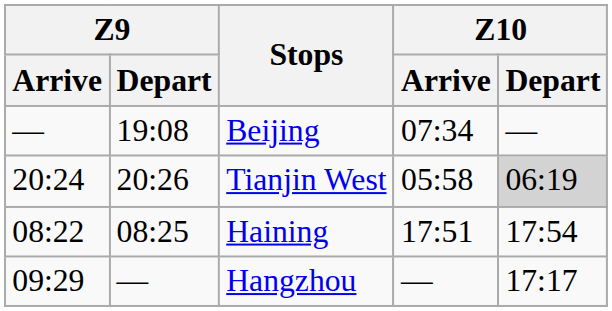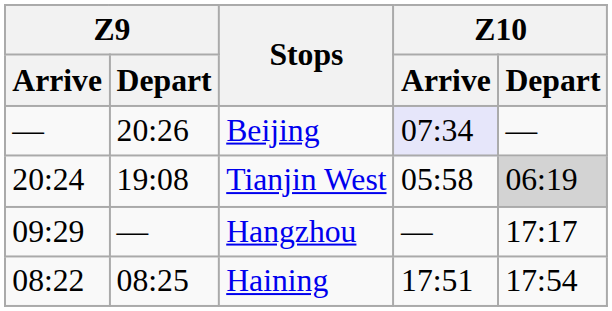(153, 130) 19:08 -> (153, 130) 20:26
(437, 130) no background -> (437, 130) lavender background
(153, 180) 20:26 -> (153, 180) 19:08
rows swapped: (277, 230) <-> (291, 280)
